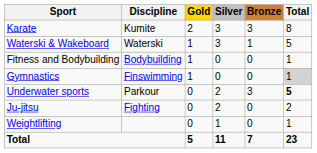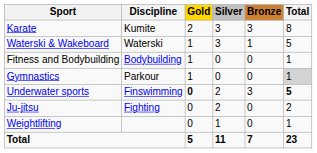(153, 76) Finswimming -> (142, 76) Parkour
(142, 92) Parkour -> (153, 92) Finswimming
(190, 92) normal -> (190, 92) bold
